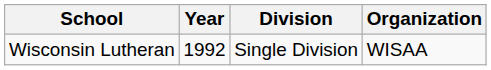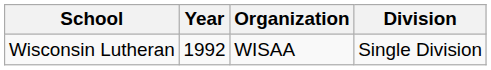columns swapped: (424, 19) <-> (296, 19)
